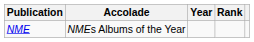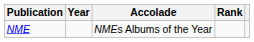columns swapped: (127, 12) <-> (201, 12)
